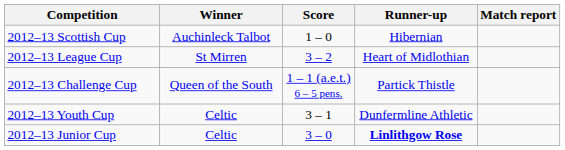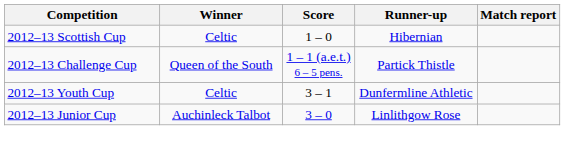(221, 36) Auchinleck Talbot -> (221, 36) Celtic
- row: (65, 57)
(221, 135) Celtic -> (221, 114) Auchinleck Talbot
(416, 135) bold -> (416, 114) normal
